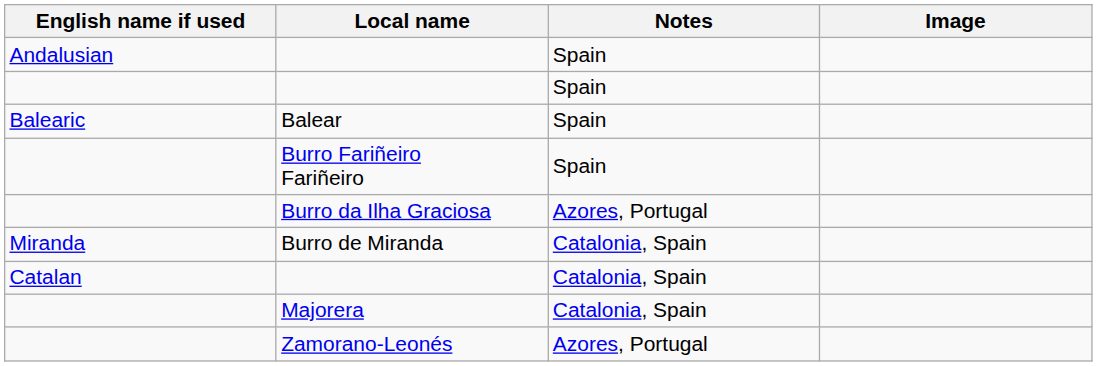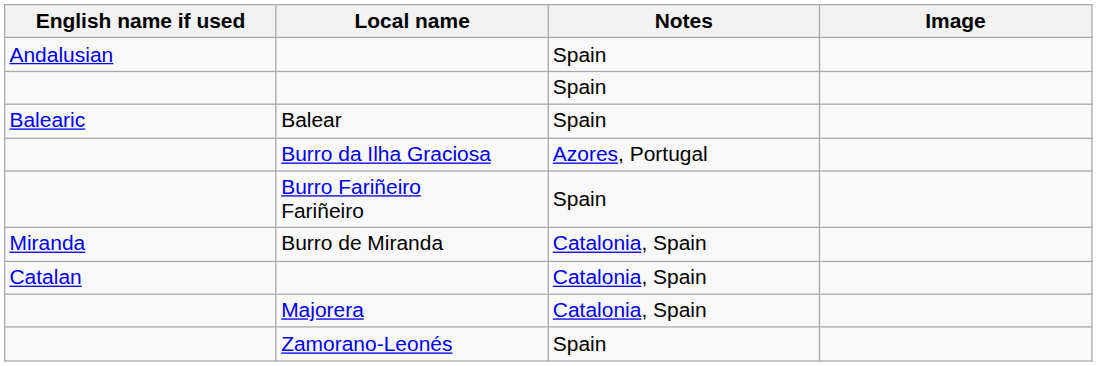rows swapped: (140, 211) <-> (140, 166)
(630, 343) Azores, Portugal -> (580, 343) Spain
